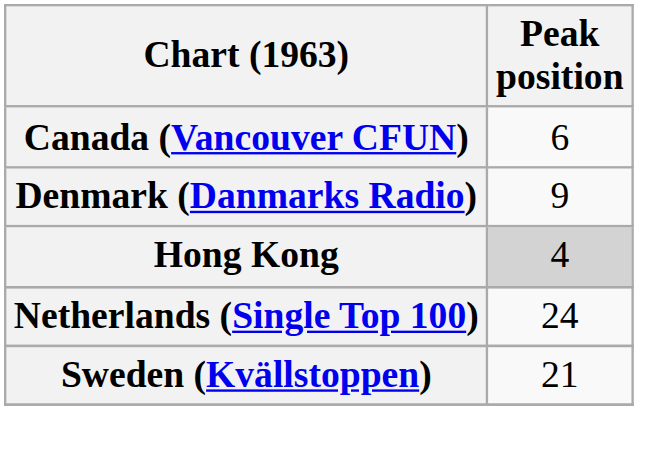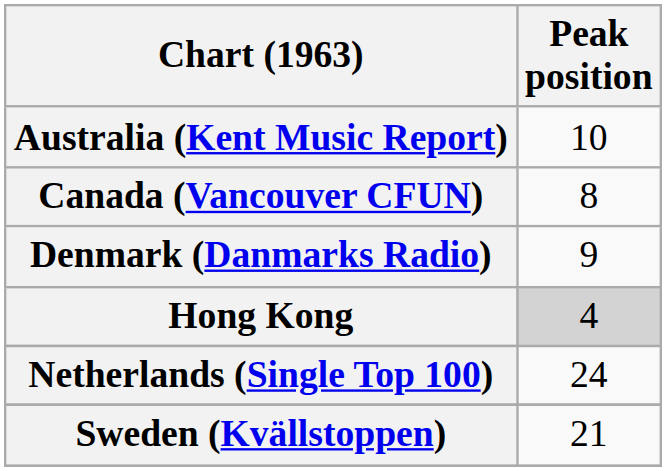+ row: (261, 136)
(560, 136) 6 -> (589, 195) 8
